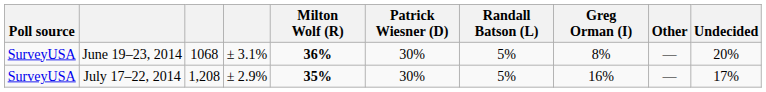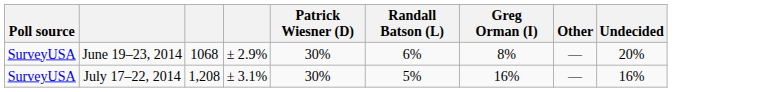- column: (318, 23)
(247, 53) ± 3.1% -> (247, 53) ± 2.9%
(507, 53) 5% -> (412, 53) 6%
(247, 76) ± 2.9% -> (247, 76) ± 3.1%
(726, 76) 17% -> (632, 76) 16%
